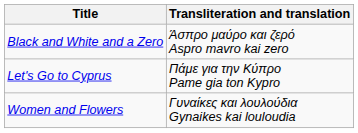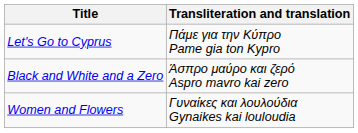rows swapped: (59, 75) <-> (85, 41)
